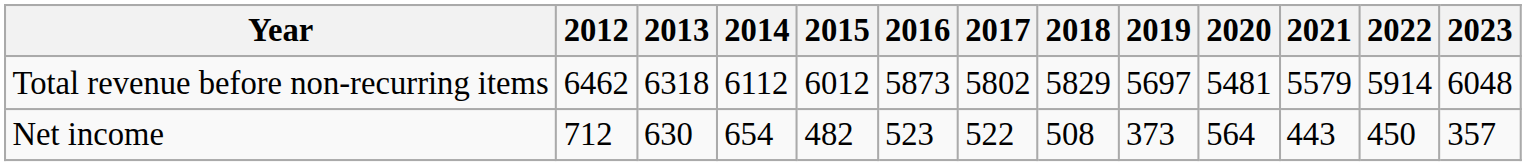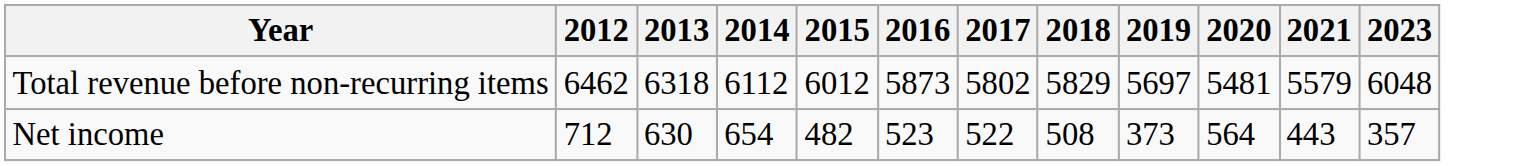- column: (1400, 30)
